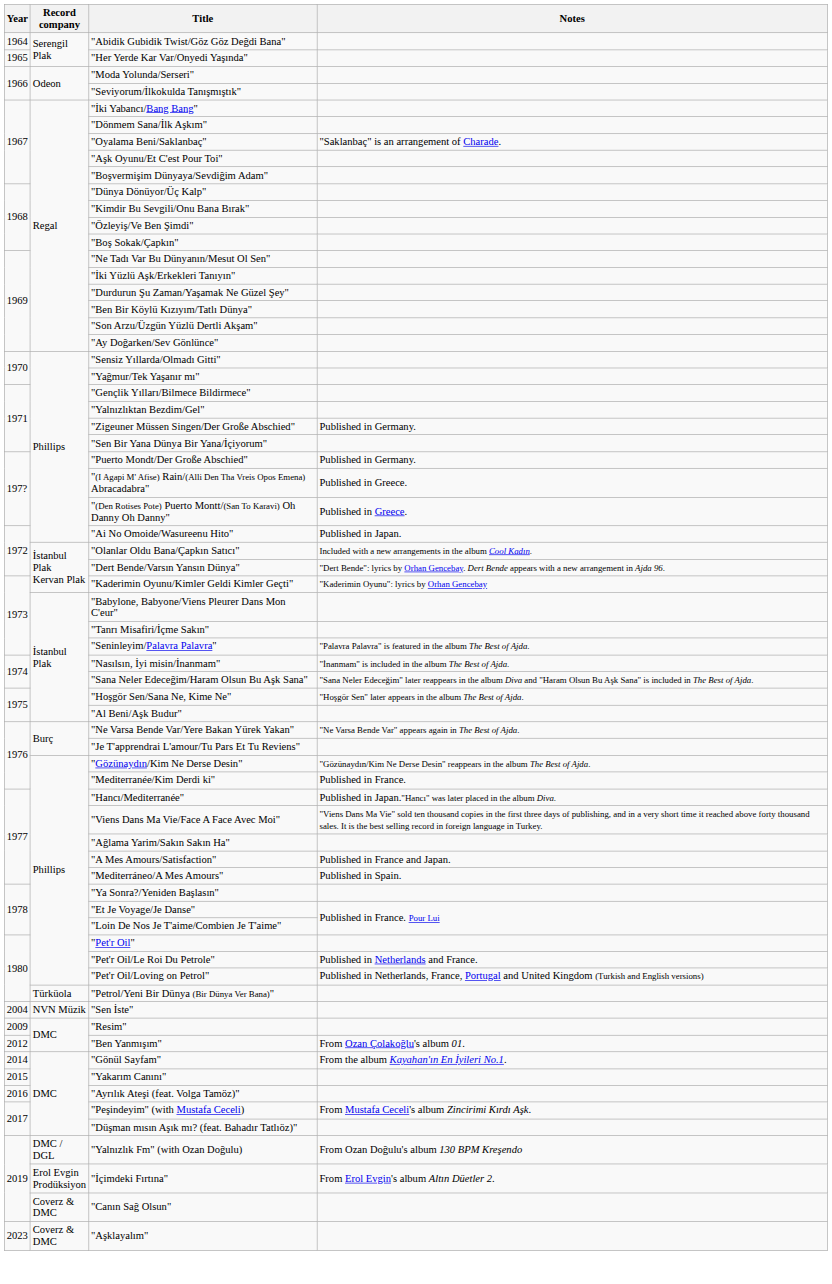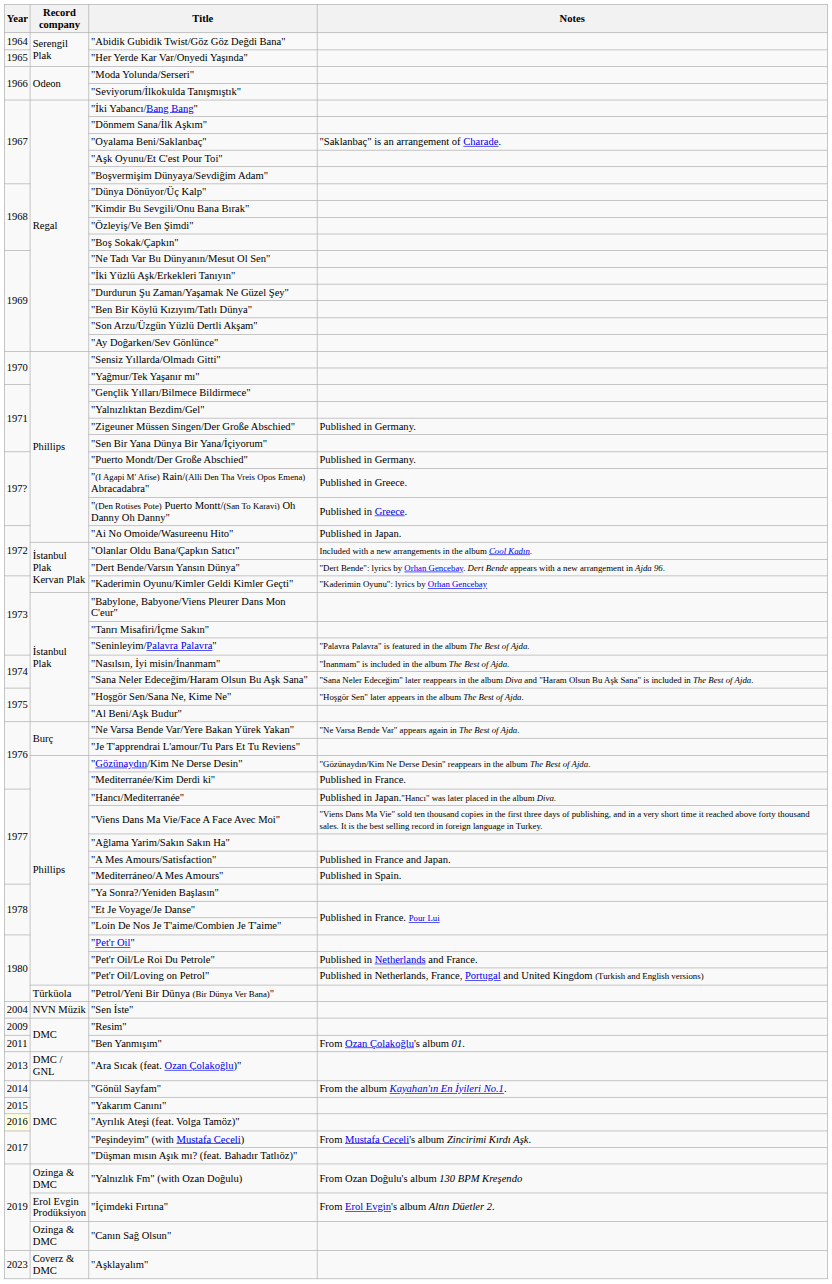(17, 1043) 2012 -> (17, 1043) 2011
+ row: (166, 1066)
(17, 1093) no background -> (17, 1122) lightyellow background
(48, 1150) DMC / DGL -> (53, 1178) Ozinga & DMC
(53, 1207) Coverz & DMC -> (53, 1235) Ozinga & DMC
